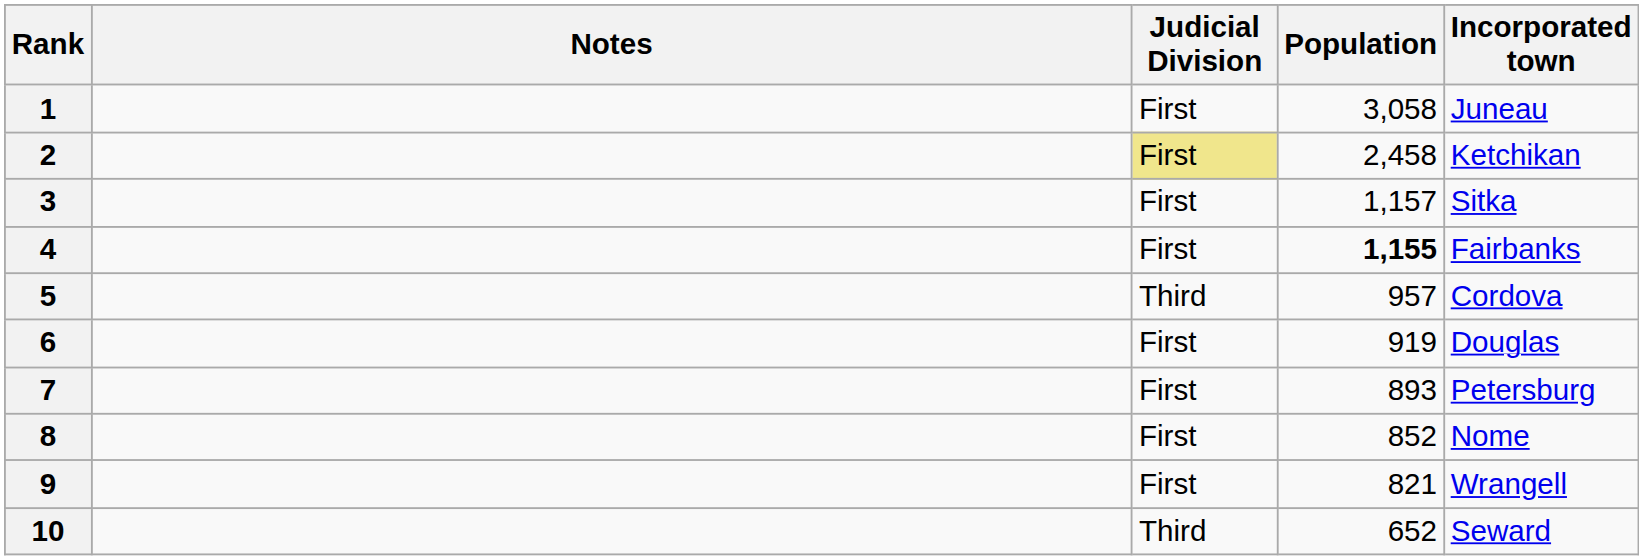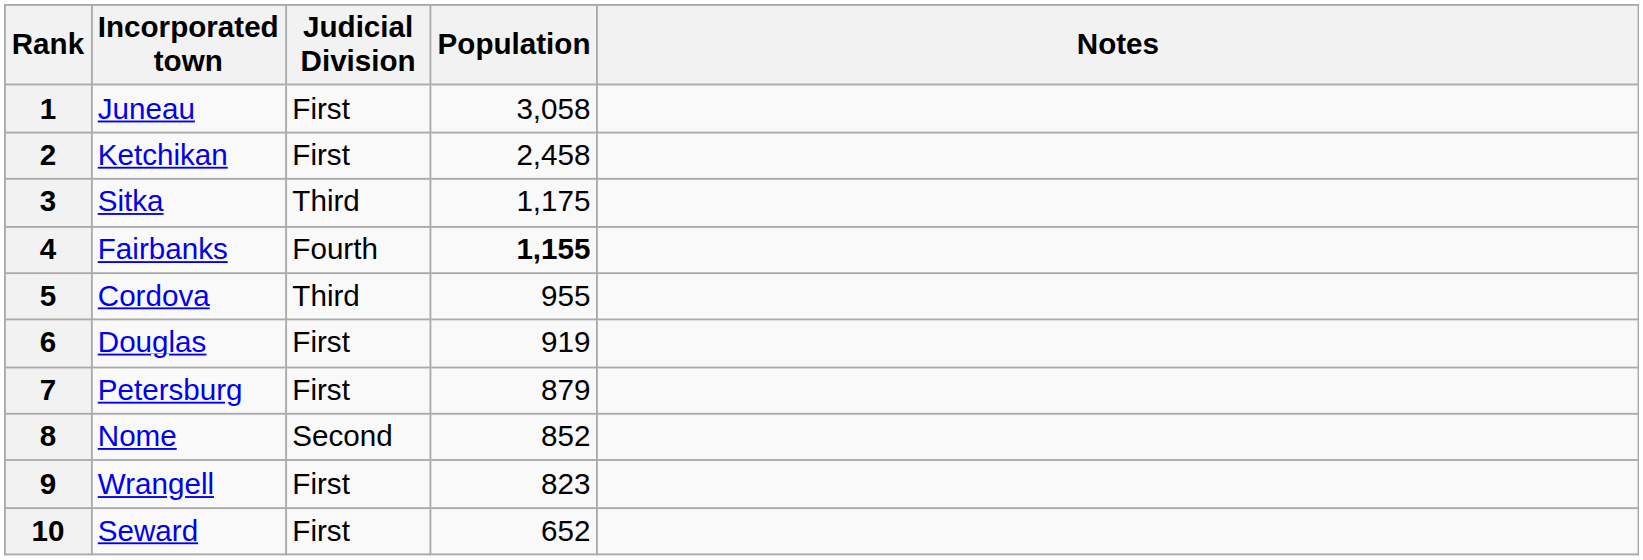columns swapped: (1541, 44) <-> (612, 44)
(1168, 155) khaki background -> (321, 155) no background
(1168, 202) First -> (326, 202) Third
(1400, 202) 1,157 -> (553, 202) 1,175
(1168, 249) First -> (335, 249) Fourth
(1412, 295) 957 -> (566, 295) 955
(1412, 389) 893 -> (566, 389) 879
(1168, 436) First -> (343, 436) Second
(1412, 483) 821 -> (566, 483) 823
(1173, 530) Third -> (321, 530) First
